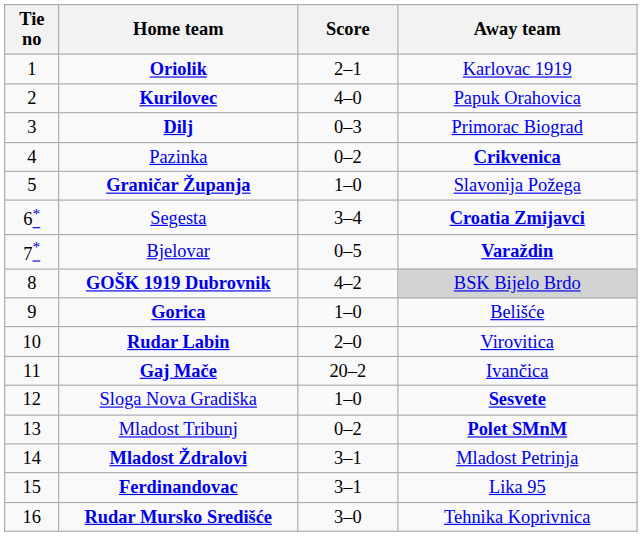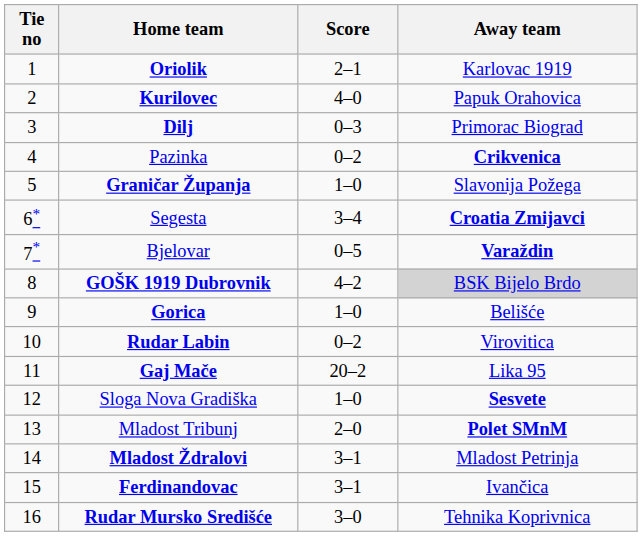(348, 341) 2–0 -> (348, 341) 0–2
(517, 370) Ivančica -> (517, 370) Lika 95
(348, 429) 0–2 -> (348, 429) 2–0
(517, 487) Lika 95 -> (517, 487) Ivančica
